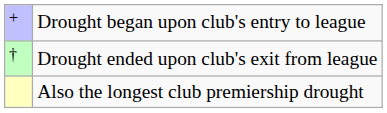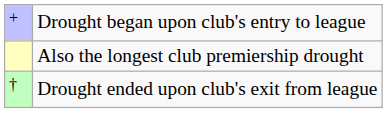rows swapped: (207, 58) <-> (201, 91)
